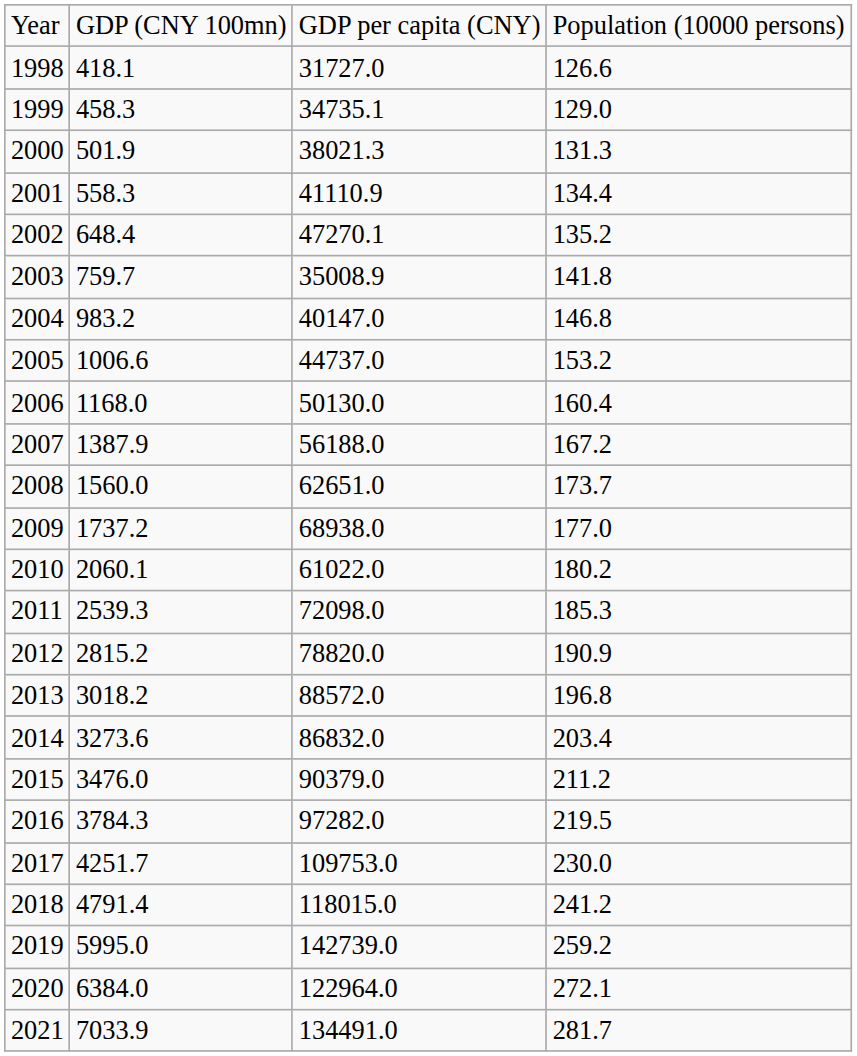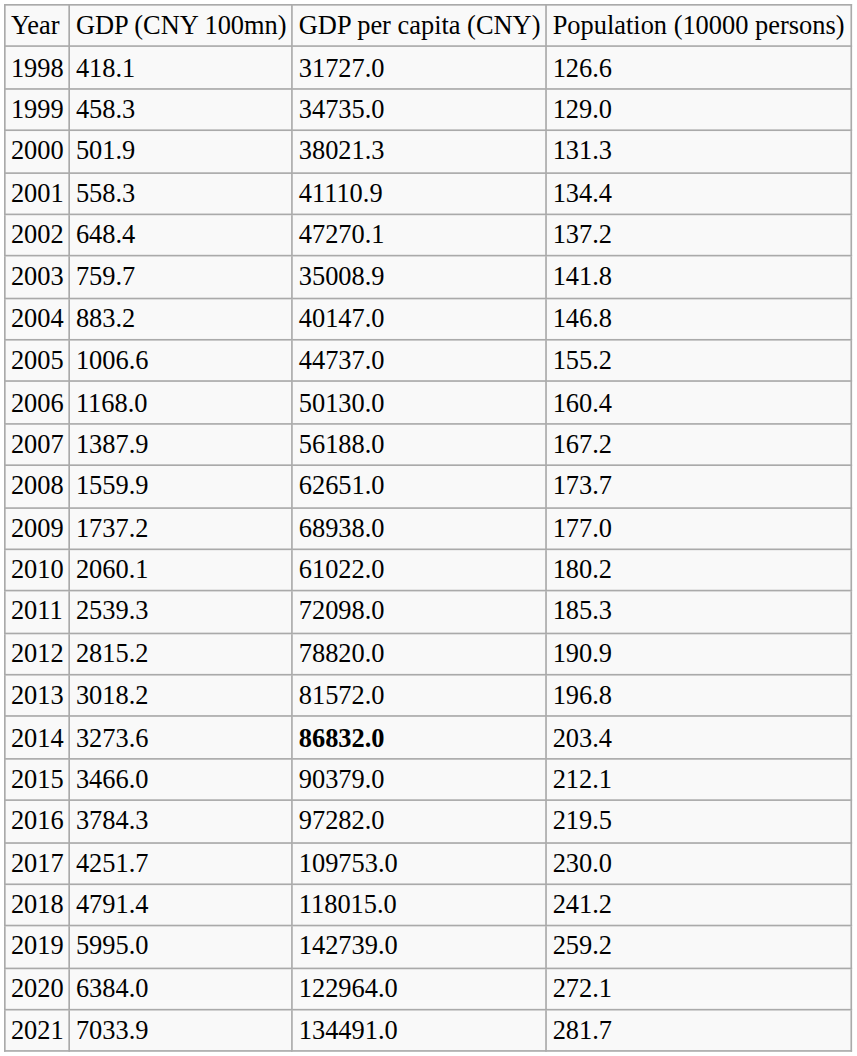(342, 109) 34735.1 -> (342, 109) 34735.0
(582, 234) 135.2 -> (582, 234) 137.2
(106, 318) 983.2 -> (106, 318) 883.2
(582, 360) 153.2 -> (582, 360) 155.2
(112, 485) 1560.0 -> (112, 485) 1559.9
(342, 695) 88572.0 -> (342, 695) 81572.0
(342, 737) normal -> (342, 737) bold
(112, 779) 3476.0 -> (112, 779) 3466.0
(582, 779) 211.2 -> (582, 779) 212.1
